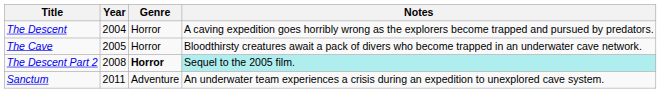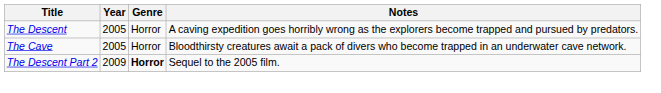(114, 29) 2004 -> (114, 29) 2005
(114, 63) 2008 -> (114, 63) 2009
(239, 63) paleturquoise background -> (224, 63) no background
- row: (28, 79)
